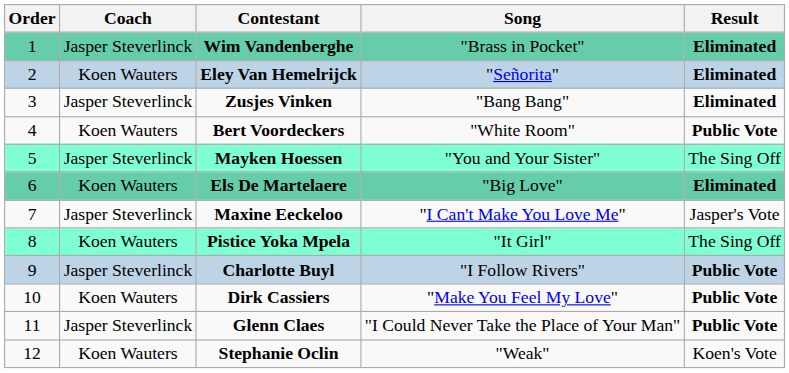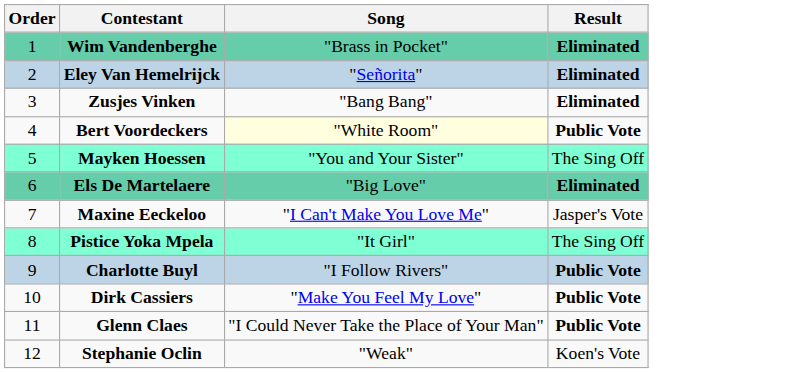- column: (128, 18)
(523, 130) no background -> (386, 130) lightyellow background
